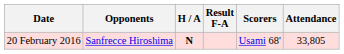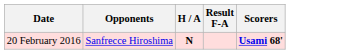- column: (311, 18)
(260, 40) normal -> (261, 40) bold
